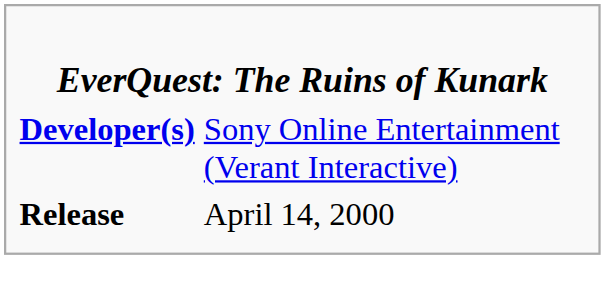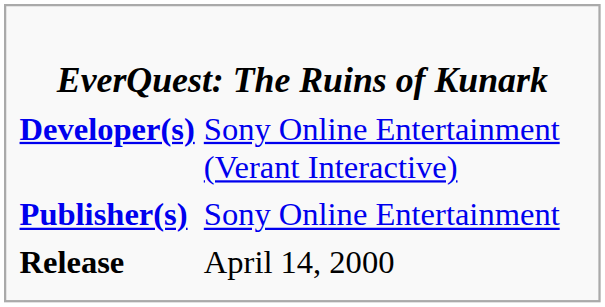+ row: (104, 214)
